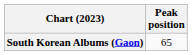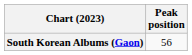(166, 42) 65 -> (166, 42) 56
